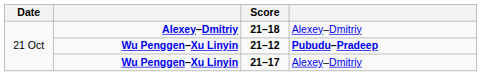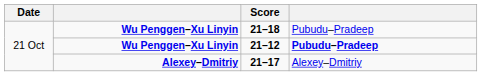(200, 30) Alexey–Dmitriy -> (180, 30) Wu Penggen–Xu Linyin
(327, 30) Alexey–Dmitriy -> (333, 30) Pubudu–Pradeep
(180, 63) Wu Penggen–Xu Linyin -> (200, 63) Alexey–Dmitriy
